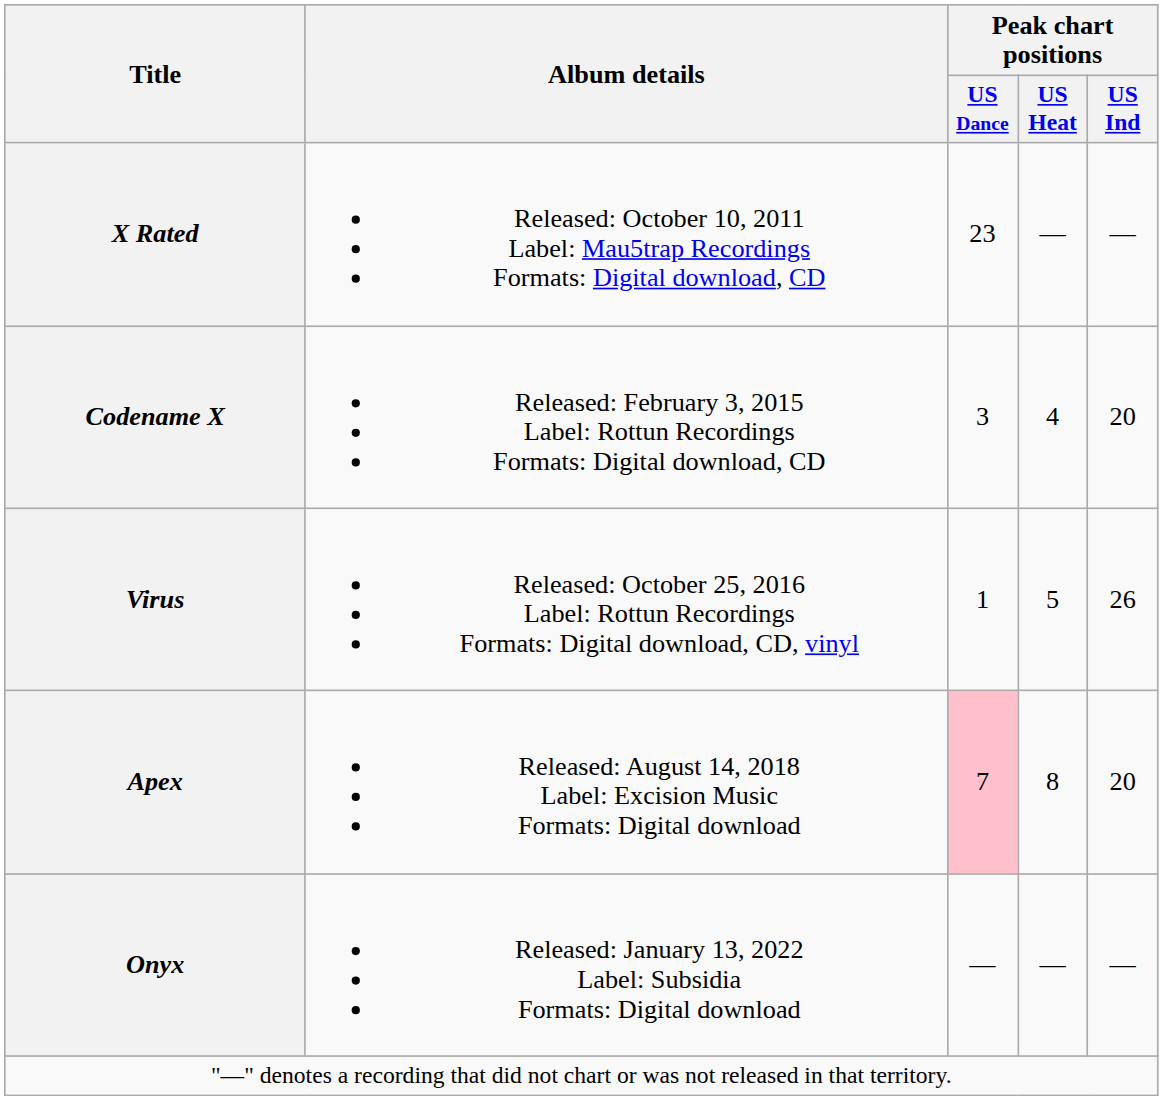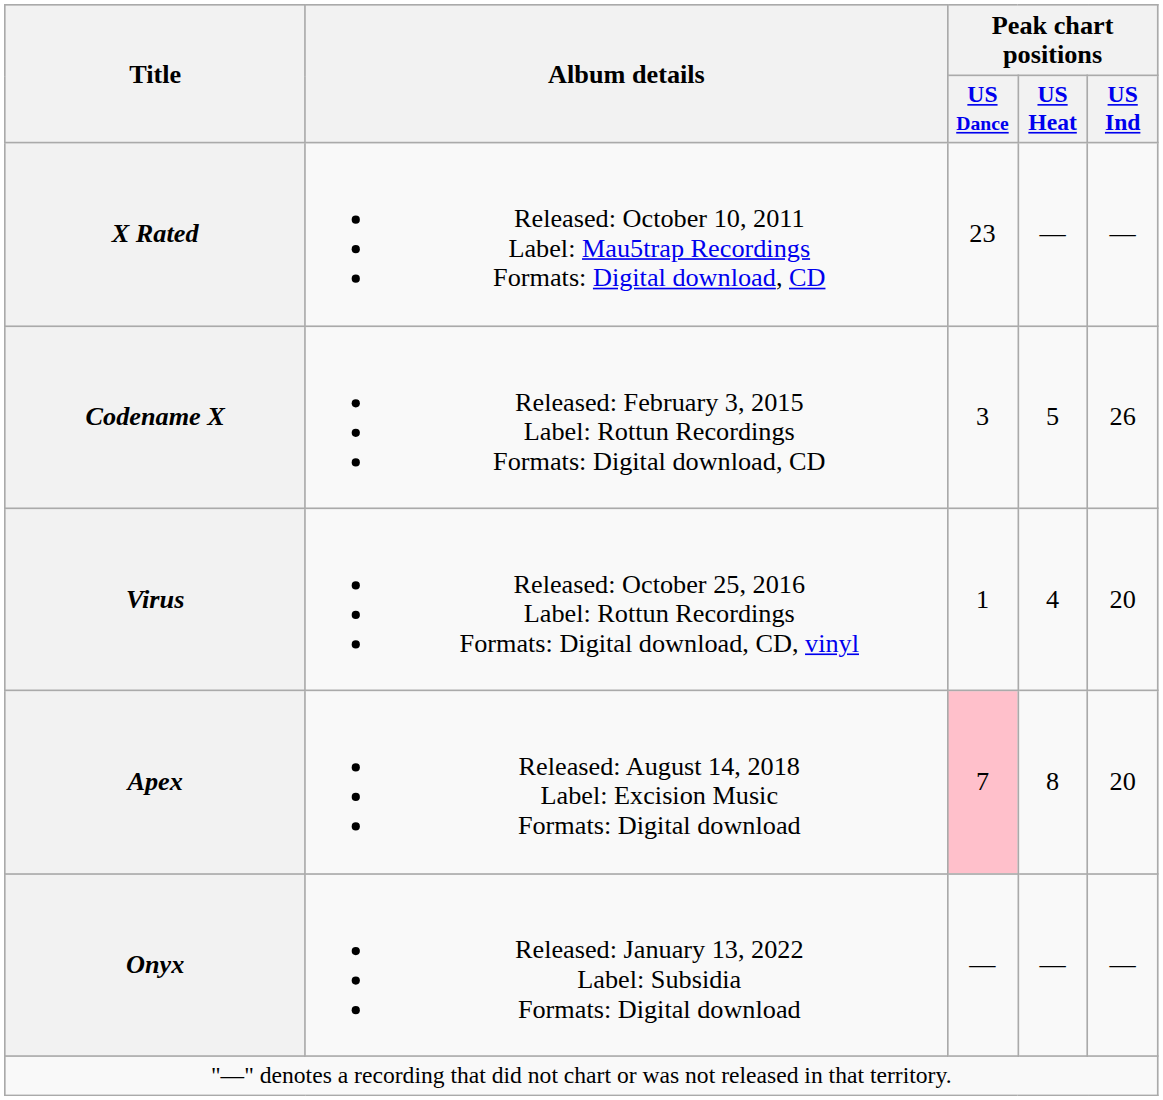(1053, 416) 4 -> (1053, 416) 5
(1123, 416) 20 -> (1123, 416) 26
(1053, 599) 5 -> (1053, 599) 4
(1123, 599) 26 -> (1123, 599) 20
